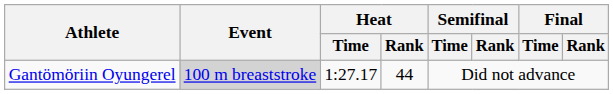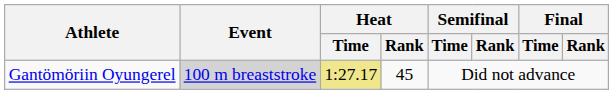(351, 75) no background -> (351, 75) khaki background
(404, 75) 44 -> (404, 75) 45
